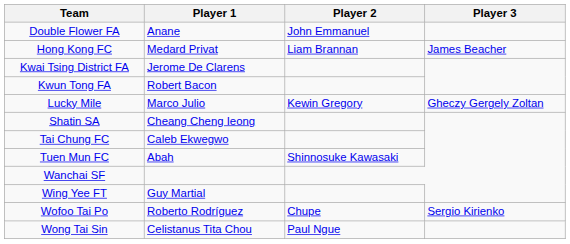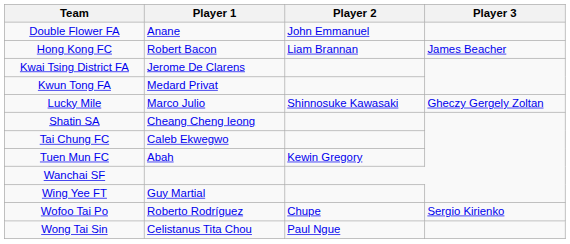(182, 49) Medard Privat -> (182, 49) Robert Bacon
(182, 85) Robert Bacon -> (182, 85) Medard Privat
(325, 103) Kewin Gregory -> (343, 103) Shinnosuke Kawasaki
(343, 157) Shinnosuke Kawasaki -> (325, 157) Kewin Gregory
